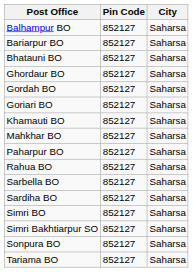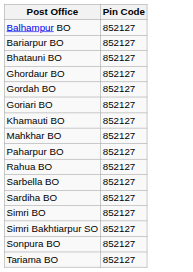- column: (168, 12)
